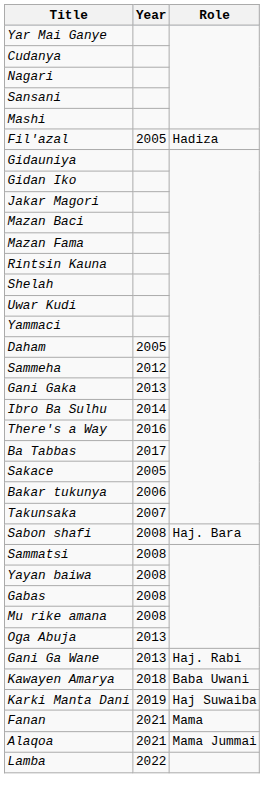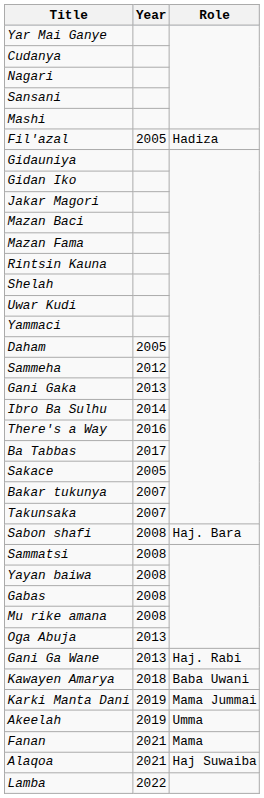(151, 492) 2006 -> (151, 492) 2007
(215, 700) Haj Suwaiba -> (215, 700) Mama Jummai
+ row: (34, 721)
(215, 742) Mama Jummai -> (215, 762) Haj Suwaiba
